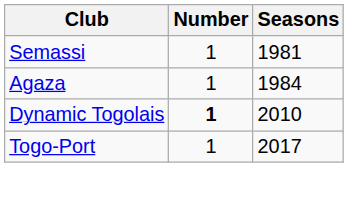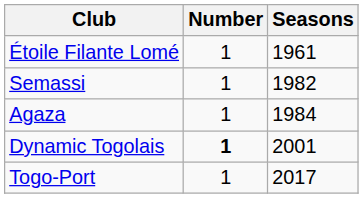+ row: (94, 51)
(280, 51) 1981 -> (294, 83) 1982
(280, 114) 2010 -> (294, 146) 2001
